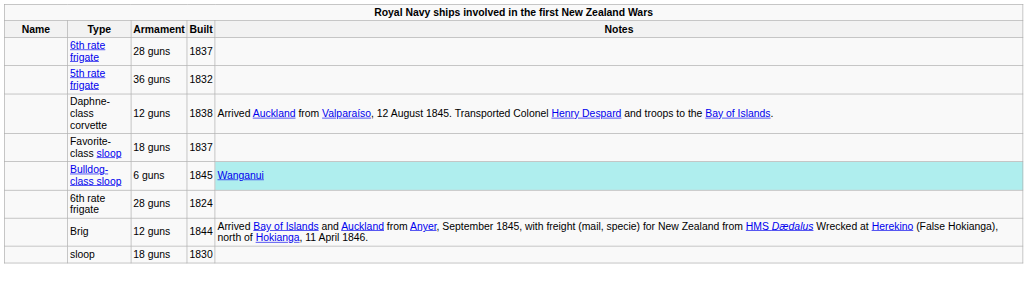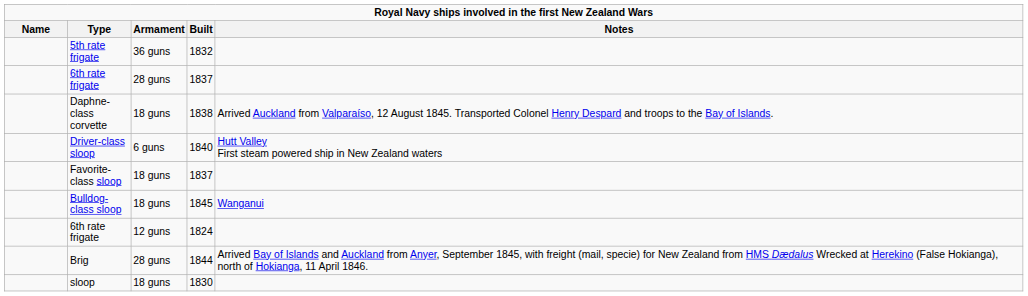rows swapped: (88, 51) <-> (88, 79)
(152, 113) 12 guns -> (152, 113) 18 guns
+ row: (97, 147)
(149, 176) 6 guns -> (152, 204) 18 guns
(241, 176) paleturquoise background -> (241, 204) no background
(152, 204) 28 guns -> (152, 232) 12 guns
(152, 232) 12 guns -> (152, 260) 28 guns
